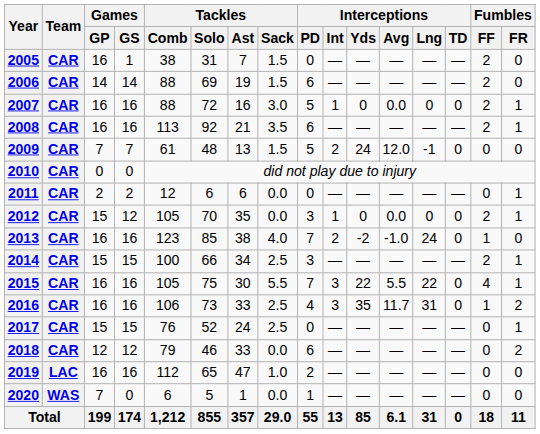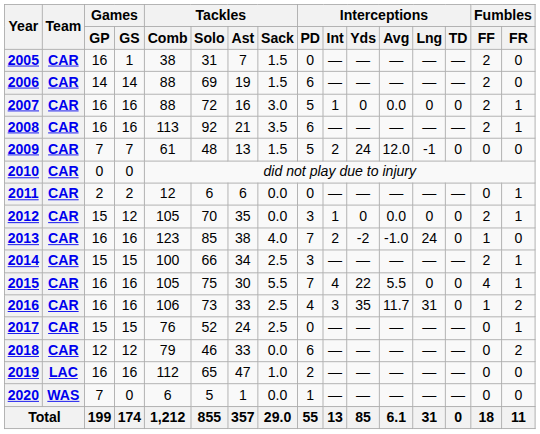(335, 283) 3 -> (335, 283) 4
(429, 283) 22 -> (429, 283) 0
